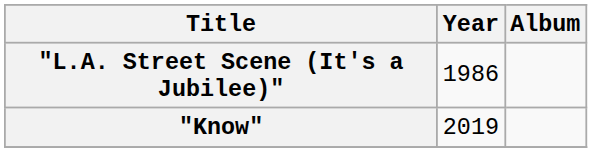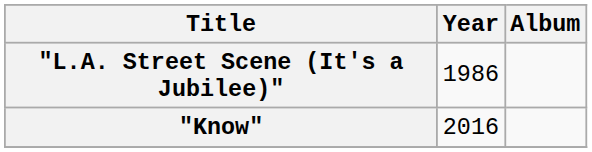(471, 127) 2019 -> (471, 127) 2016
